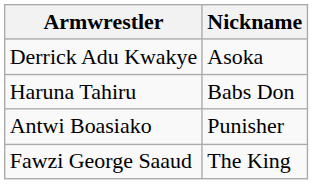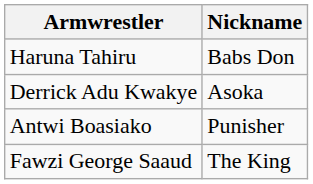rows swapped: (73, 91) <-> (103, 56)
